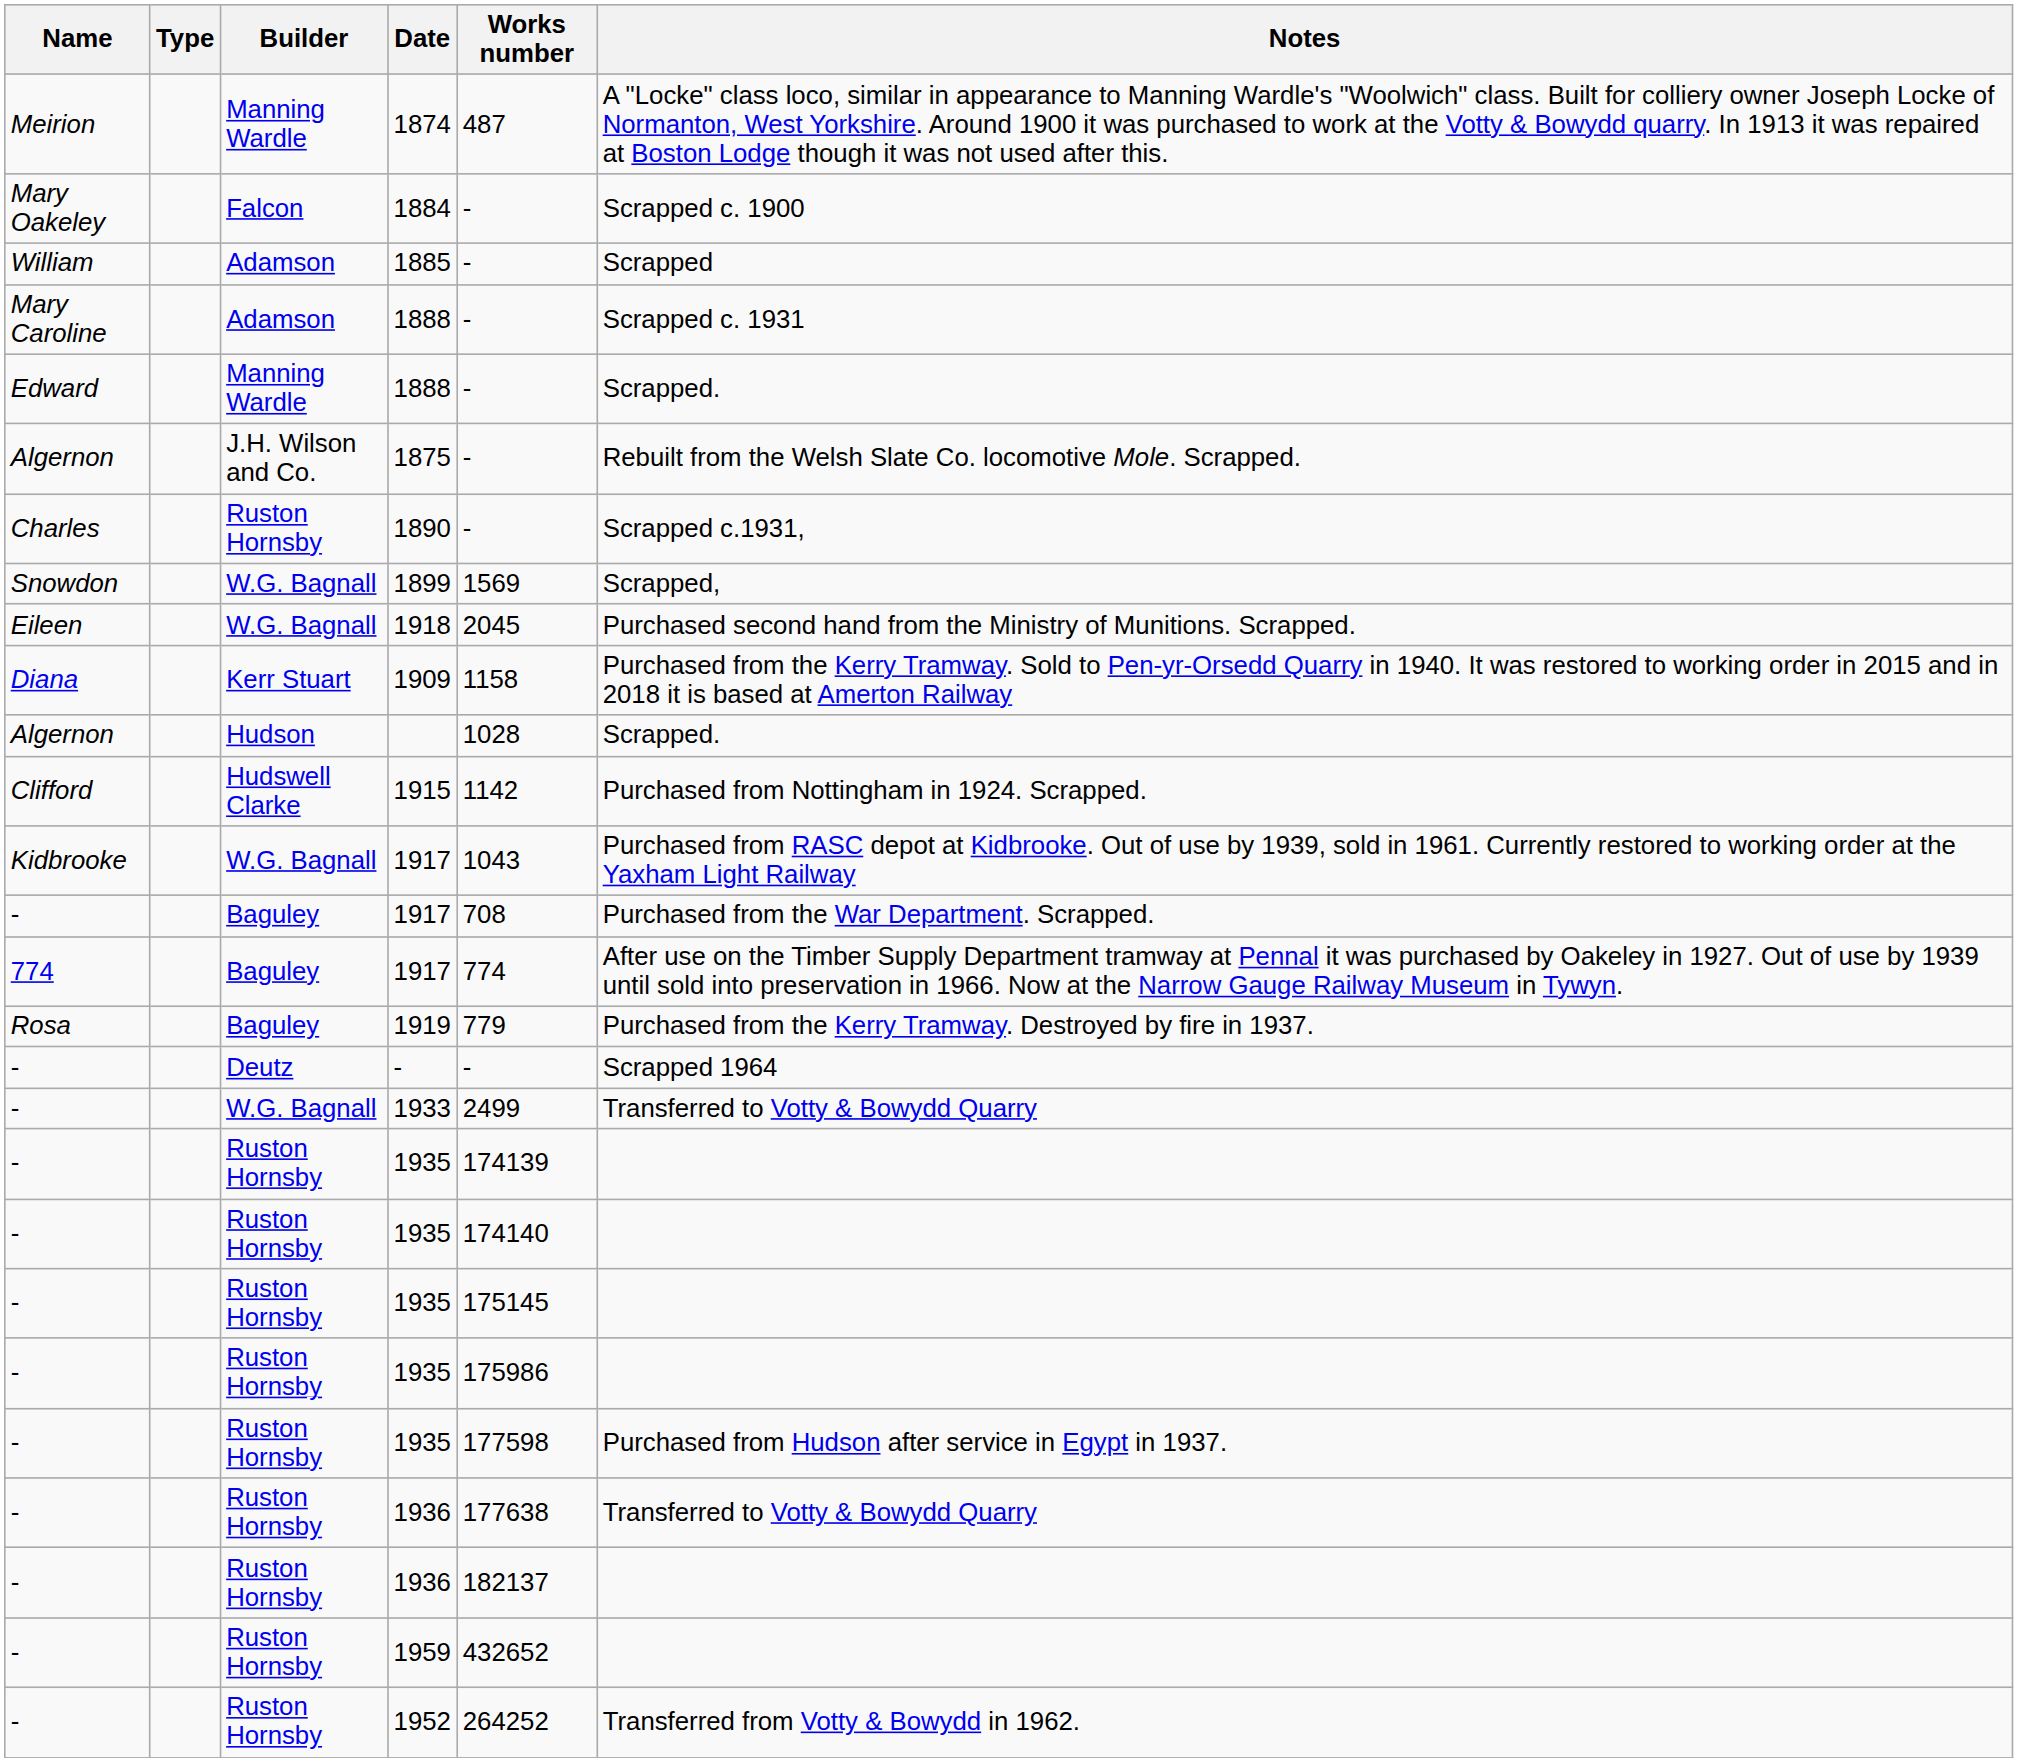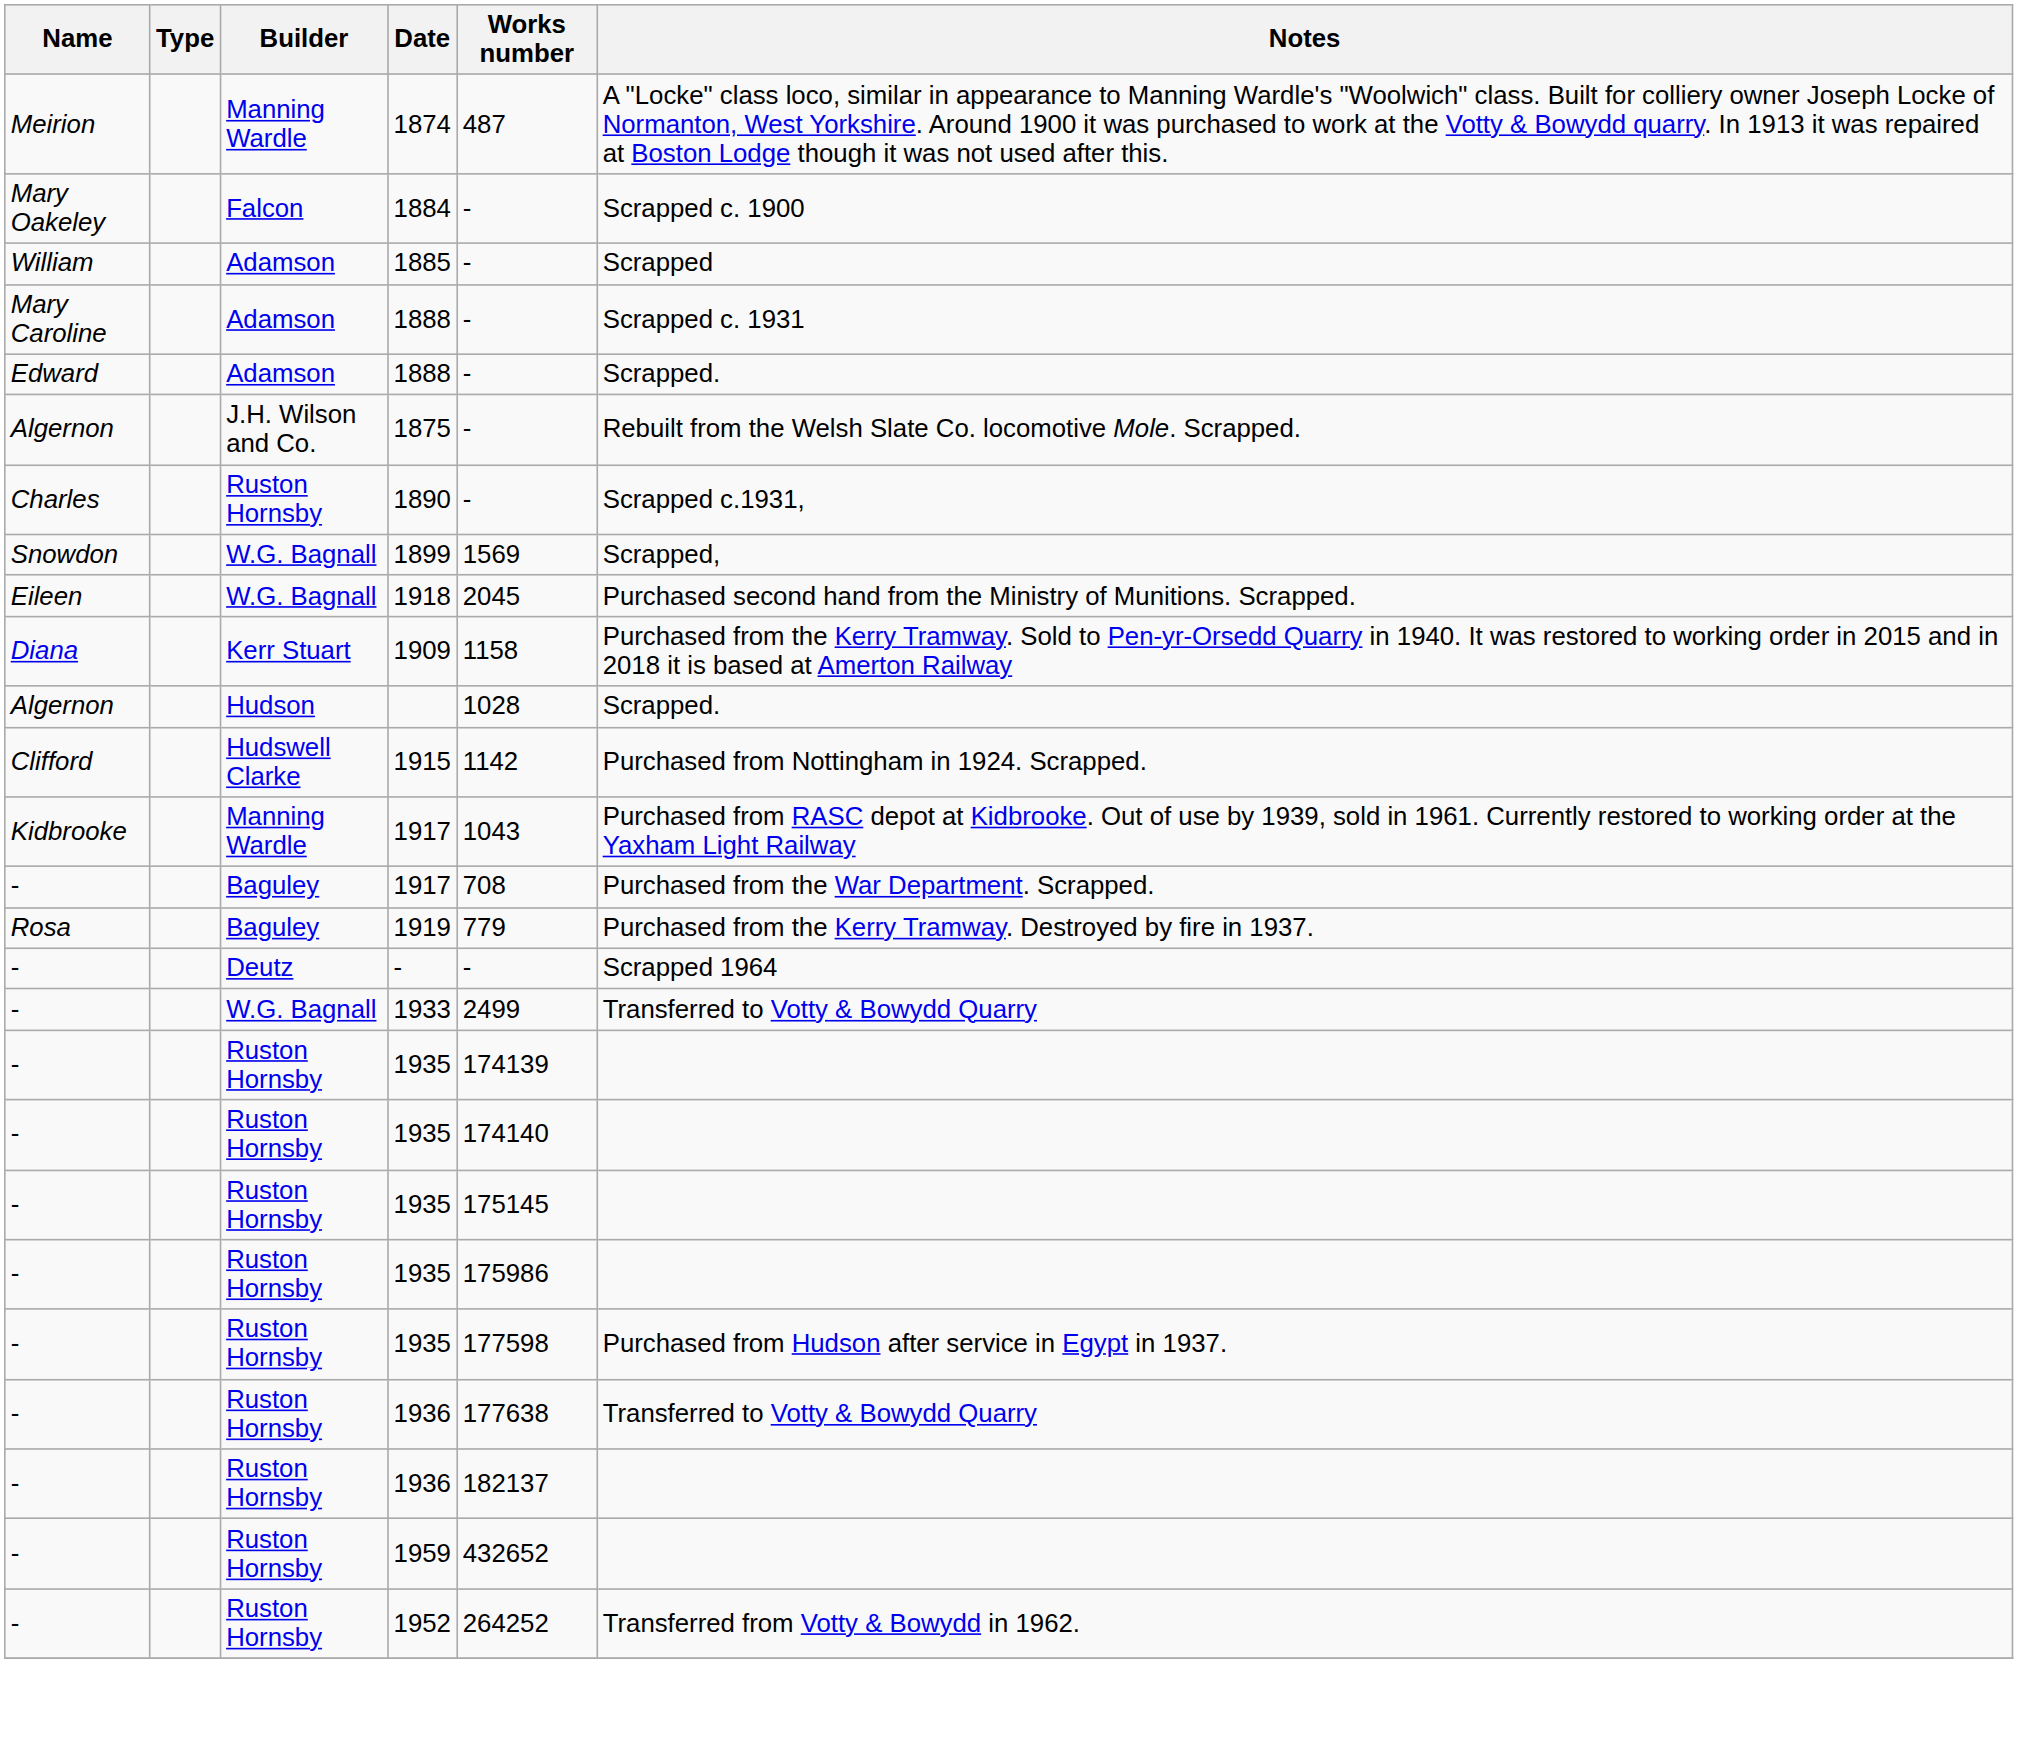(276, 388) Manning Wardle -> (281, 374) Adamson
(301, 860) W.G. Bagnall -> (276, 831) Manning Wardle
- row: (32, 971)
